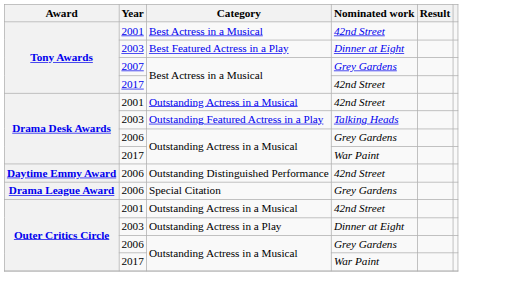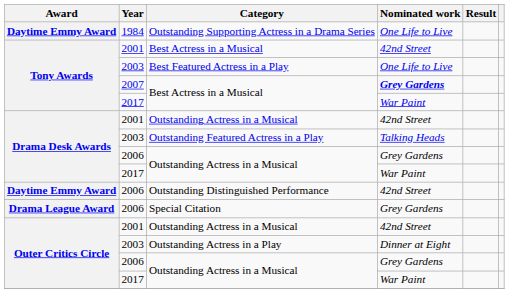+ row: (133, 31)
(369, 48) Dinner at Eight -> (416, 66) One Life to Live
(365, 66) normal -> (412, 84) bold
(359, 84) 42nd Street -> (403, 102) War Paint
